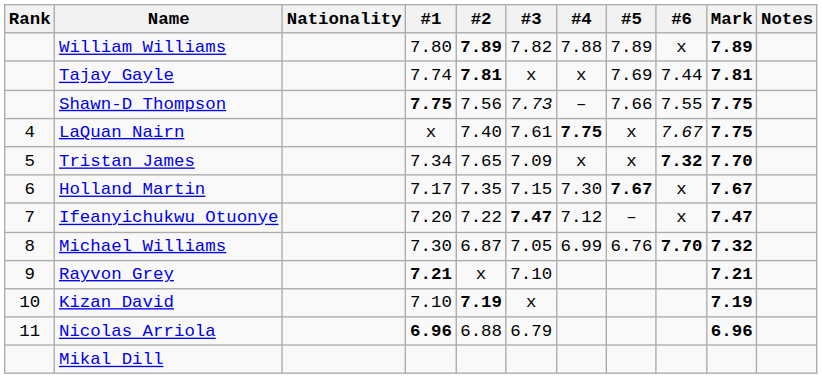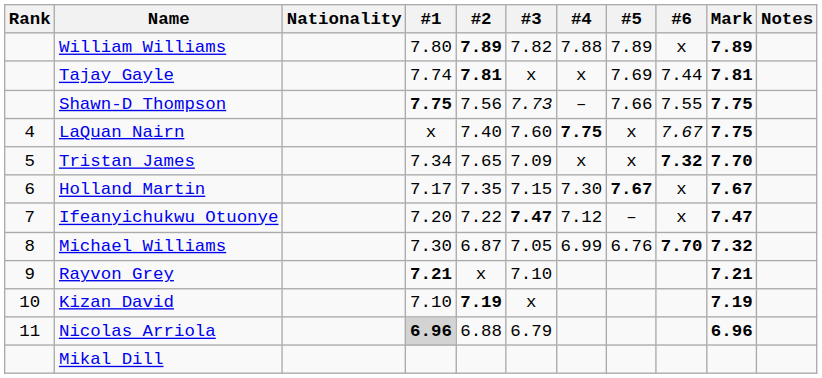(531, 132) 7.61 -> (531, 132) 7.60
(431, 331) no background -> (431, 331) lightgrey background
